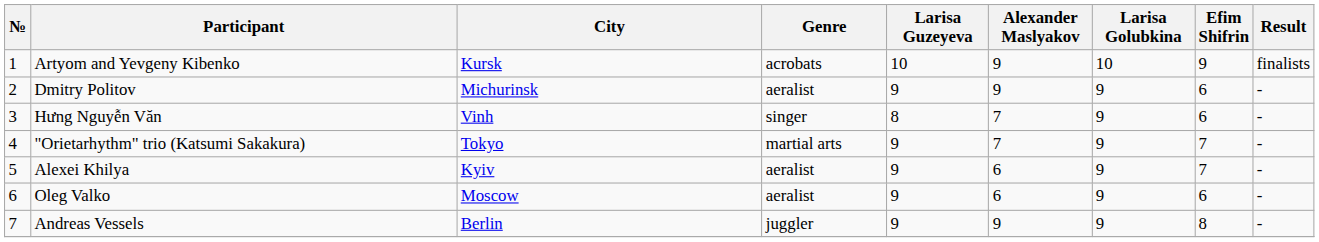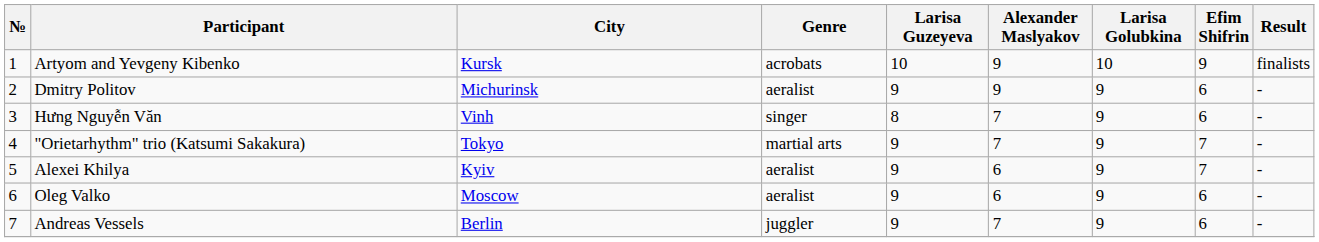(997, 223) 9 -> (997, 223) 7
(1203, 223) 8 -> (1203, 223) 6
